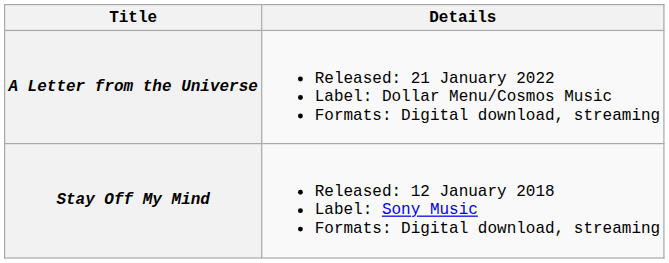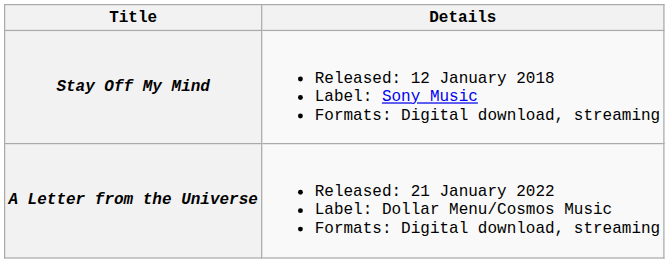rows swapped: (133, 201) <-> (133, 87)
